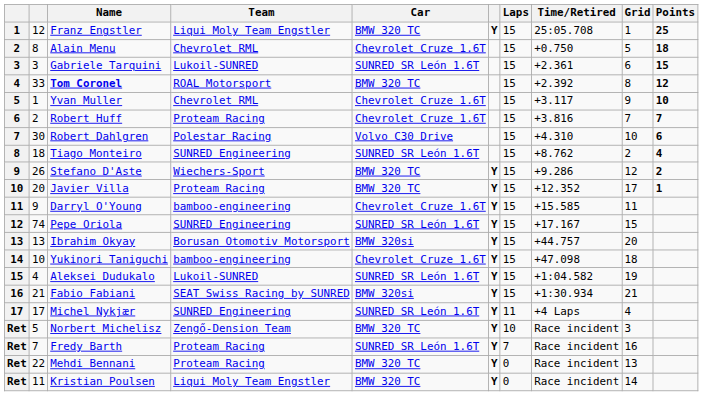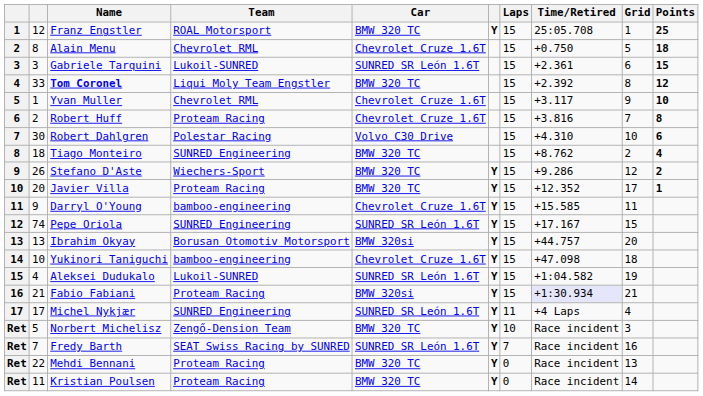(252, 31) Liqui Moly Team Engstler -> (222, 31) ROAL Motorsport
(222, 84) ROAL Motorsport -> (252, 84) Liqui Moly Team Engstler
(659, 119) 7 -> (659, 119) 8
(417, 154) SUNRED SR León 1.6T -> (388, 154) BMW 320 TC
(261, 294) SEAT Swiss Racing by SUNRED -> (219, 294) Proteam Racing
(564, 294) no background -> (564, 294) lavender background
(219, 347) Proteam Racing -> (261, 347) SEAT Swiss Racing by SUNRED
(252, 382) Liqui Moly Team Engstler -> (219, 382) Proteam Racing
